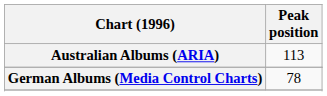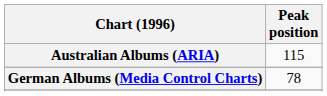(294, 55) 113 -> (294, 55) 115
